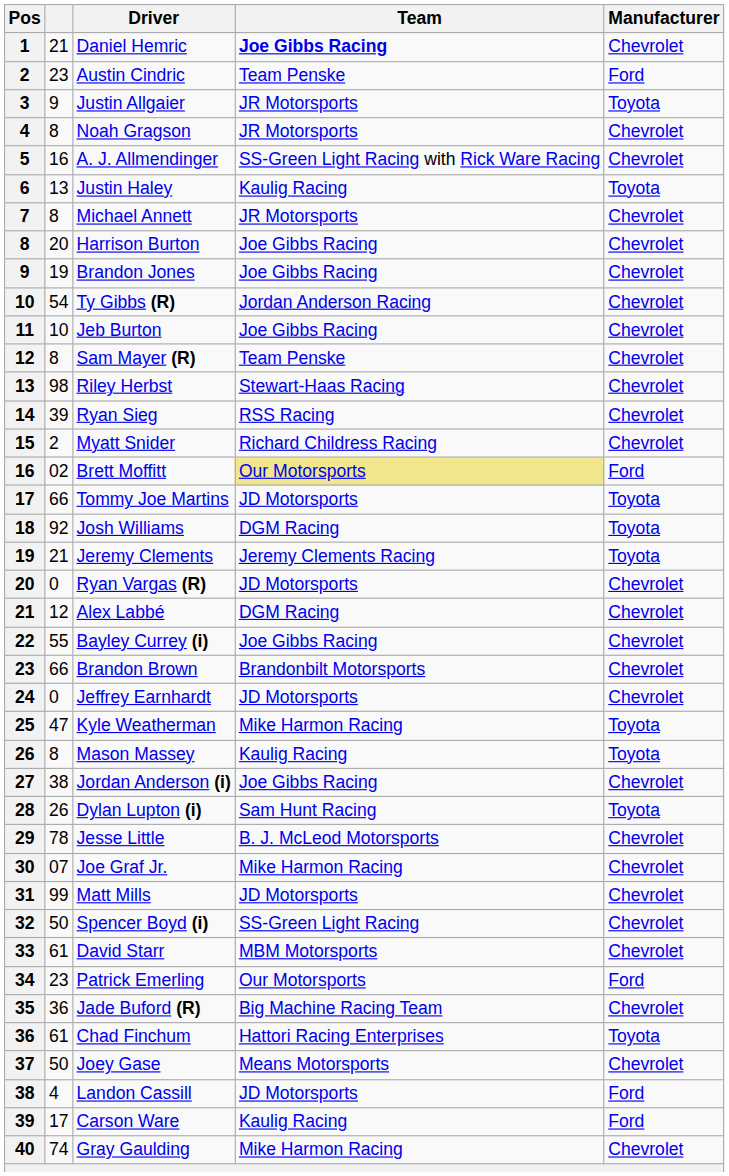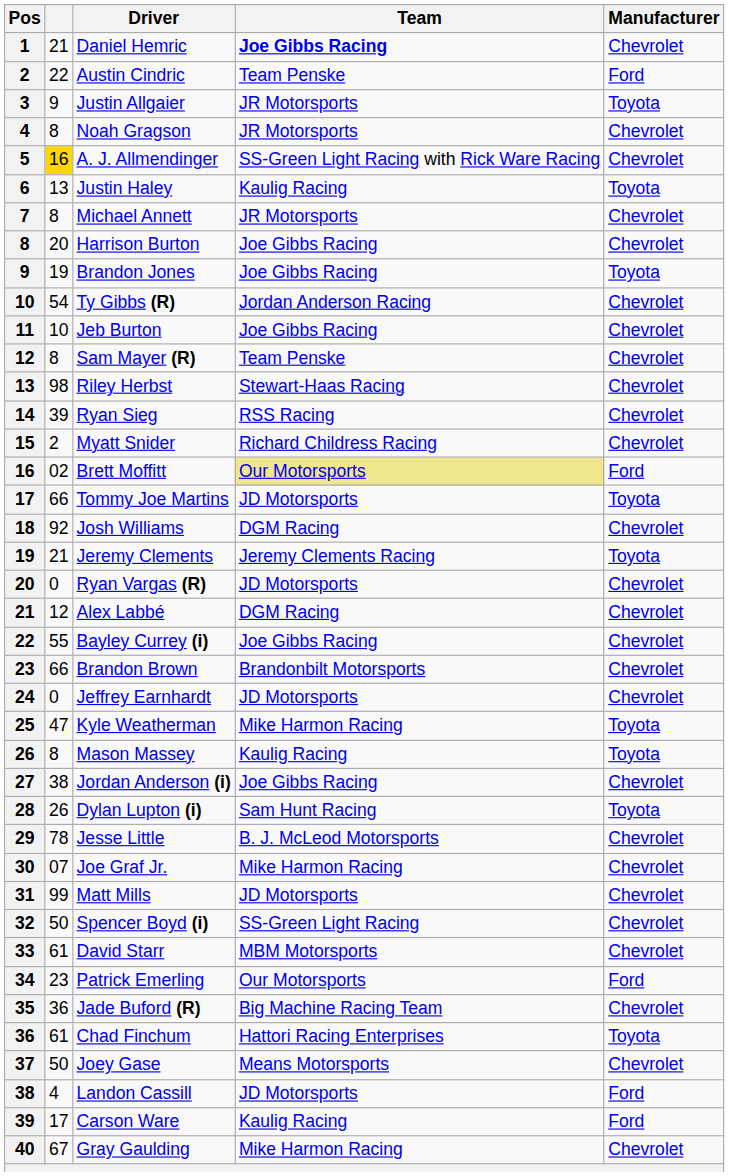(59, 74) 23 -> (59, 74) 22
(59, 159) no background -> (59, 159) gold background
(646, 272) Chevrolet -> (634, 272) Toyota
(634, 527) Toyota -> (646, 527) Chevrolet
(59, 1149) 74 -> (59, 1149) 67
